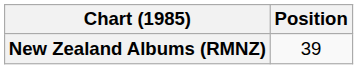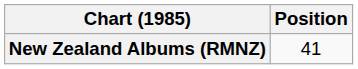(311, 48) 39 -> (311, 48) 41
